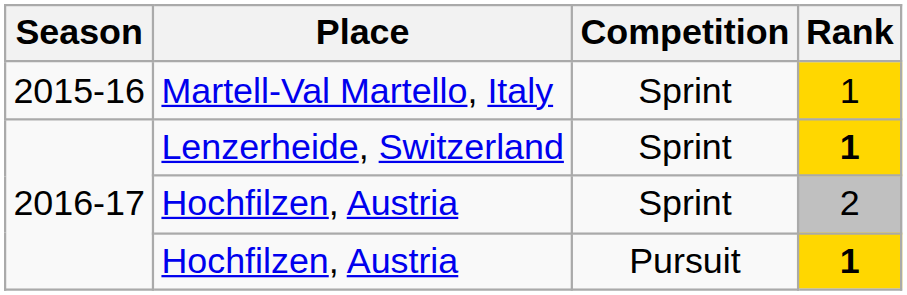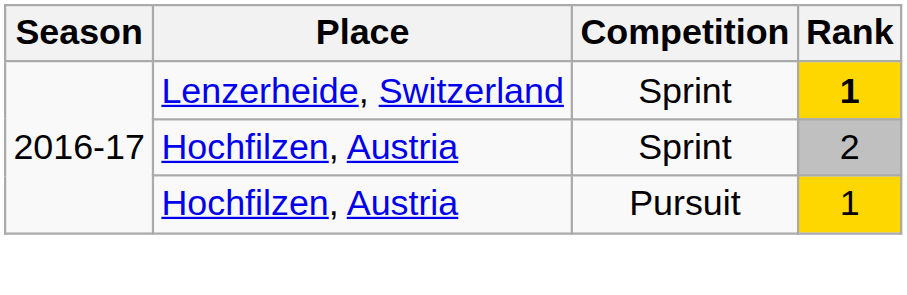- row: (357, 89)
(850, 260) bold -> (850, 203) normal
